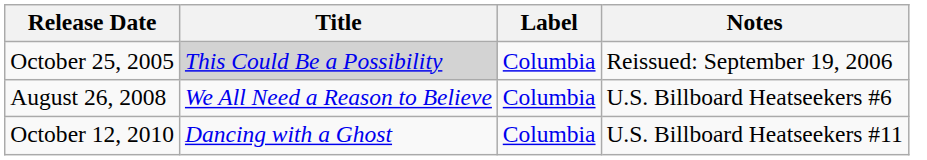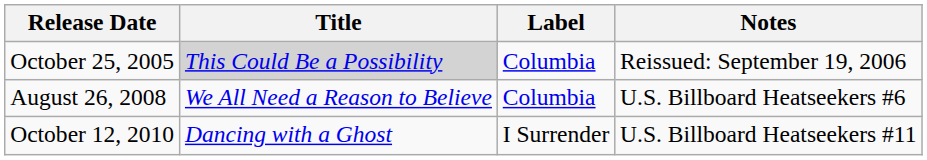(549, 135) Columbia -> (556, 135) I Surrender
